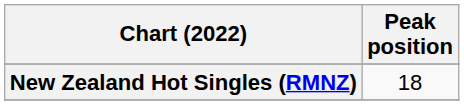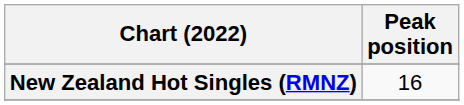(410, 81) 18 -> (410, 81) 16
